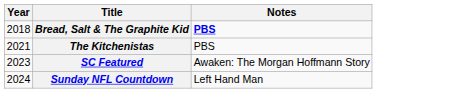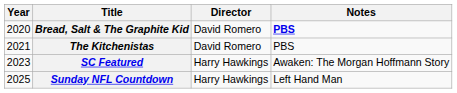+ column: (231, 12)
(19, 29) 2018 -> (19, 29) 2020
(19, 79) 2024 -> (19, 79) 2025
